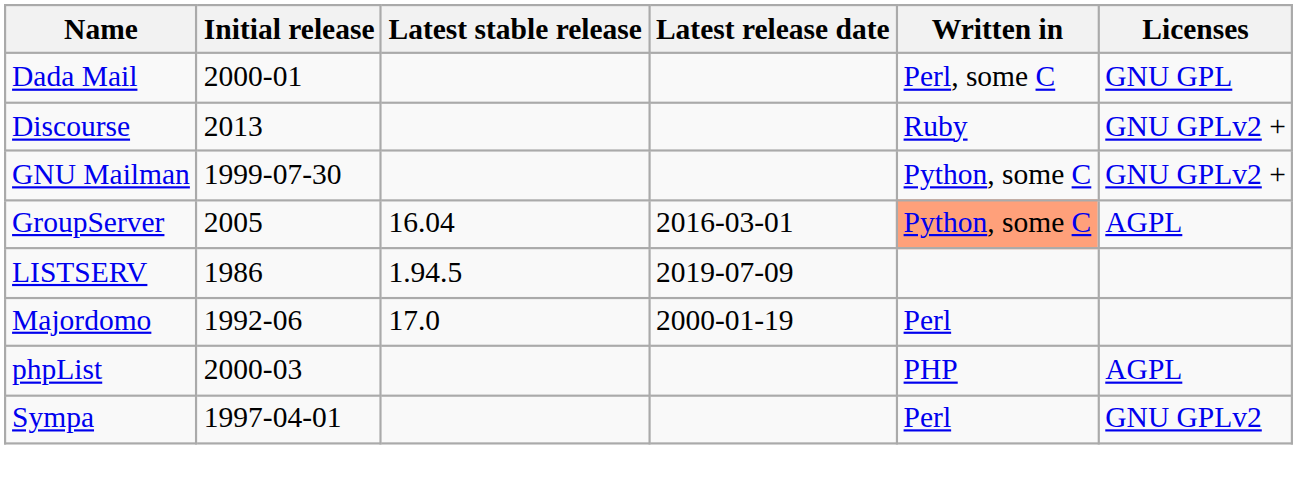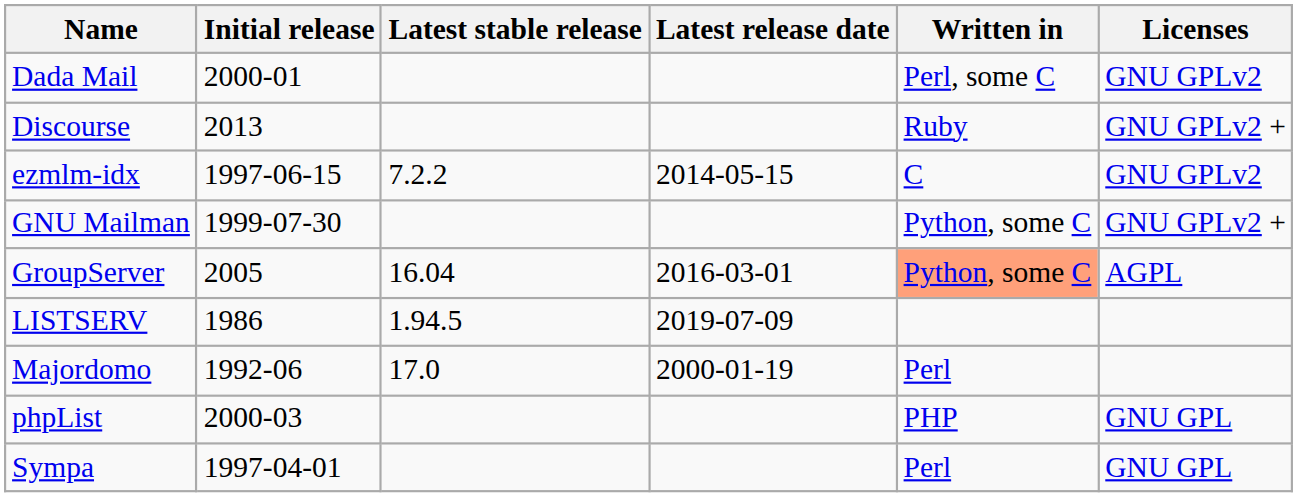(1169, 77) GNU GPL -> (1184, 77) GNU GPLv2
+ row: (76, 174)
(1144, 369) AGPL -> (1169, 417) GNU GPL
(1184, 417) GNU GPLv2 -> (1169, 466) GNU GPL
